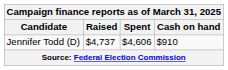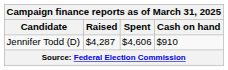(100, 42) $4,737 -> (100, 42) $4,287
